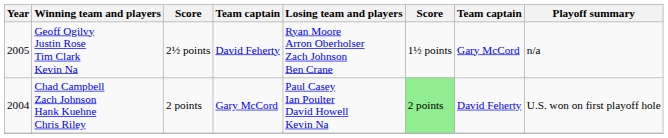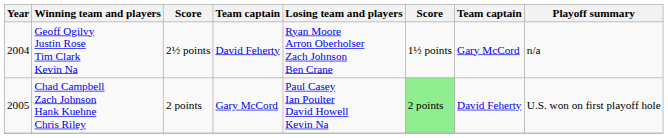(18, 50) 2005 -> (18, 50) 2004
(18, 105) 2004 -> (18, 105) 2005
